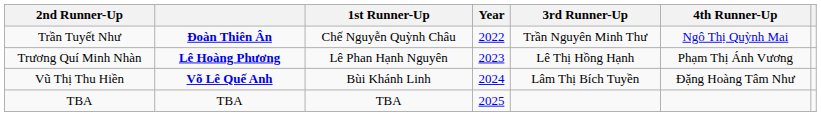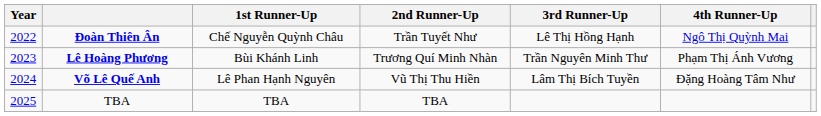columns swapped: (491, 15) <-> (79, 15)
(585, 36) Trần Nguyên Minh Thư -> (585, 36) Lê Thị Hồng Hạnh
(389, 58) Lê Phan Hạnh Nguyên -> (276, 58) Bùi Khánh Linh
(585, 58) Lê Thị Hồng Hạnh -> (585, 58) Trần Nguyên Minh Thư
(389, 79) Bùi Khánh Linh -> (276, 79) Lê Phan Hạnh Nguyên
